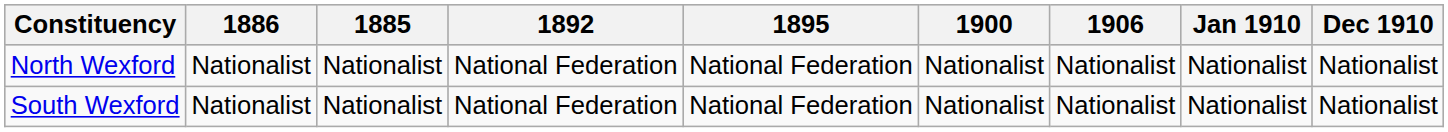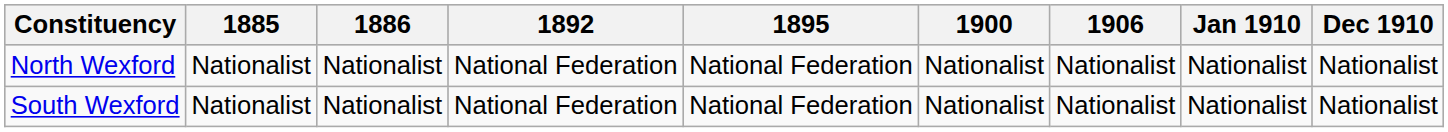columns swapped: (382, 24) <-> (251, 24)
